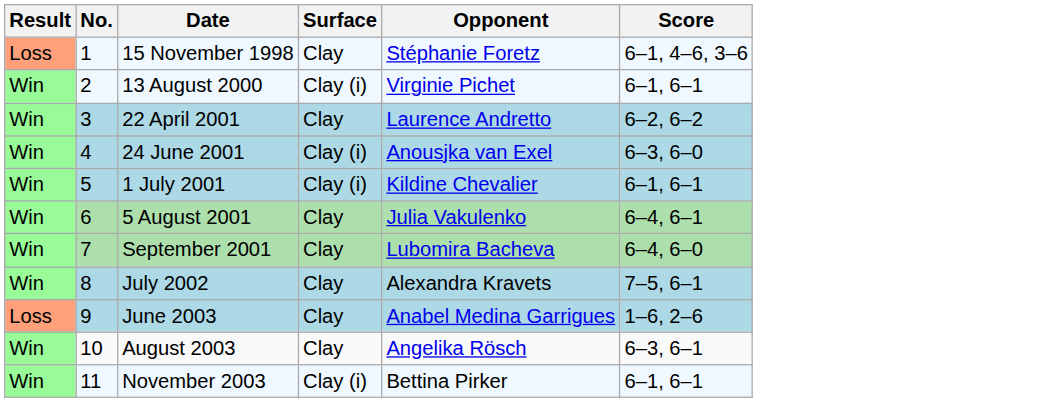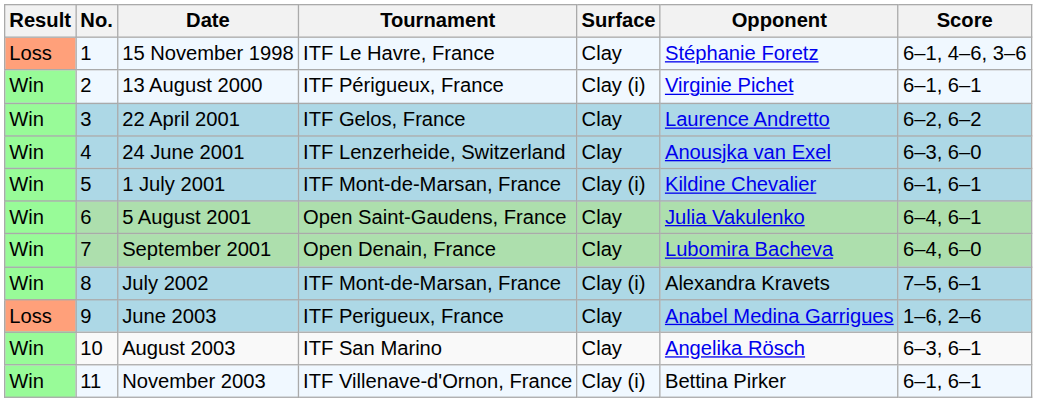+ column: (438, 20)
(335, 151) Clay (i) -> (602, 151) Clay
(323, 282) Clay -> (614, 282) Clay (i)
